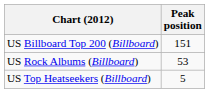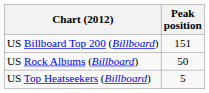(183, 61) 53 -> (183, 61) 50
